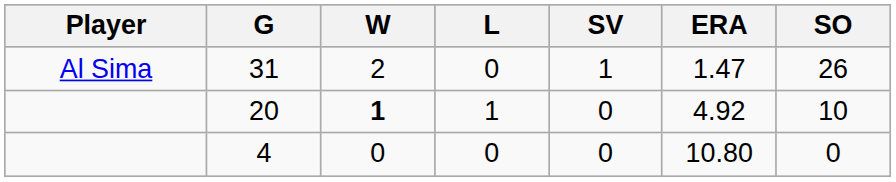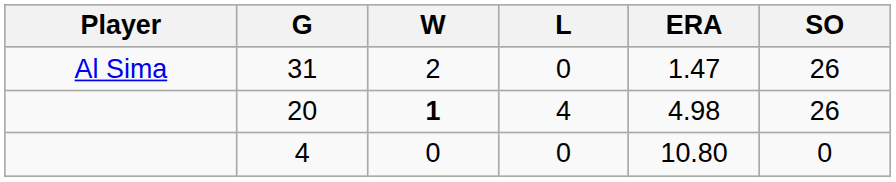- column: (605, 25)
(492, 111) 1 -> (563, 111) 4
(719, 111) 4.92 -> (694, 111) 4.98
(833, 111) 10 -> (825, 111) 26
